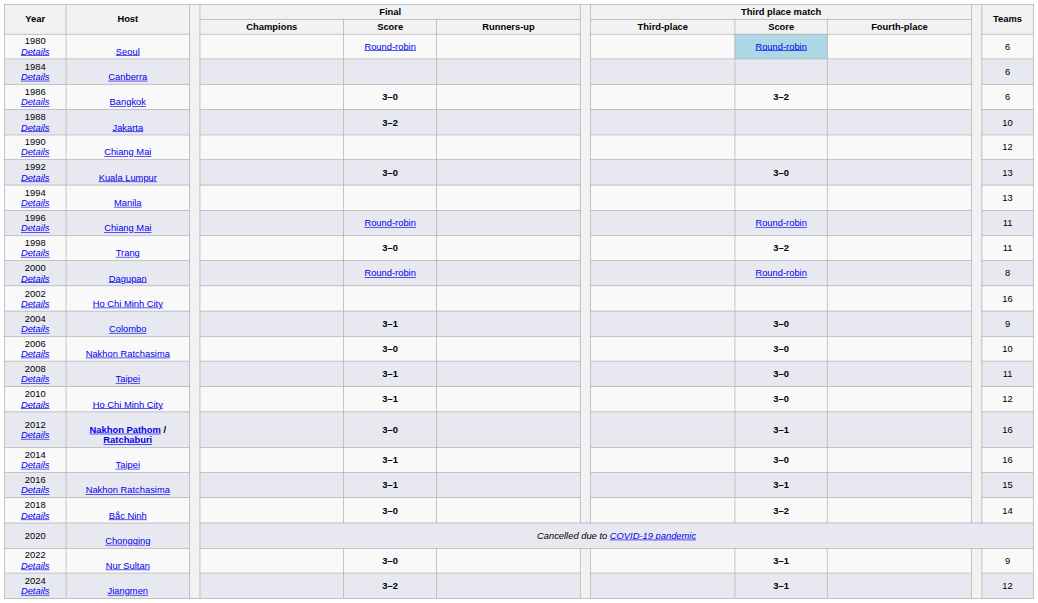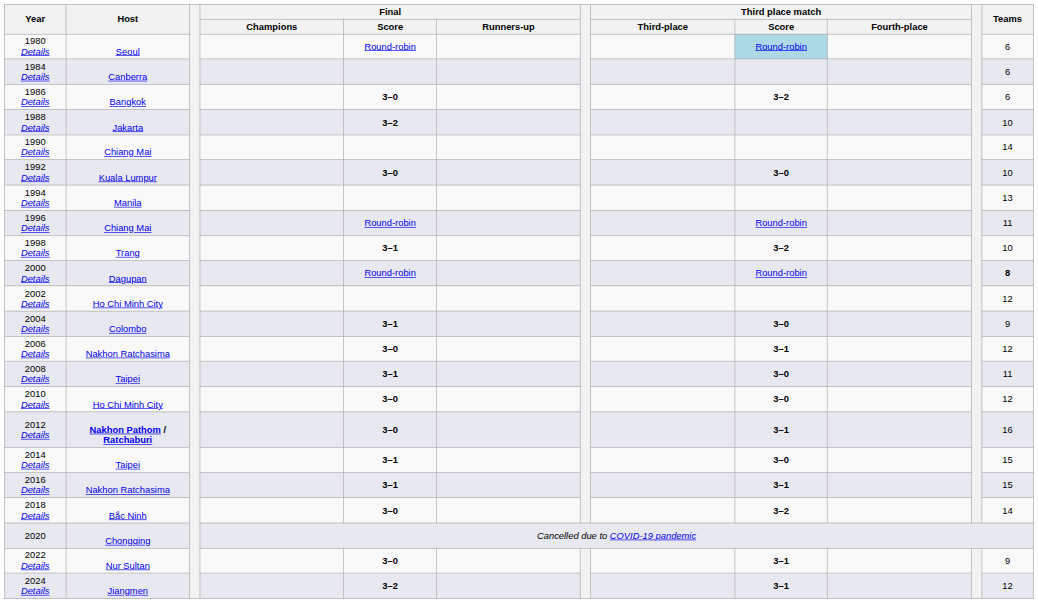(1008, 148) 12 -> (1008, 148) 14
(1008, 173) 13 -> (1008, 173) 10
(390, 248) 3–0 -> (390, 248) 3–1
(1008, 248) 11 -> (1008, 248) 10
(1008, 274) normal -> (1008, 274) bold
(1008, 299) 16 -> (1008, 299) 12
(781, 349) 3–0 -> (781, 349) 3–1
(1008, 349) 10 -> (1008, 349) 12
(390, 400) 3–1 -> (390, 400) 3–0
(1008, 460) 16 -> (1008, 460) 15
